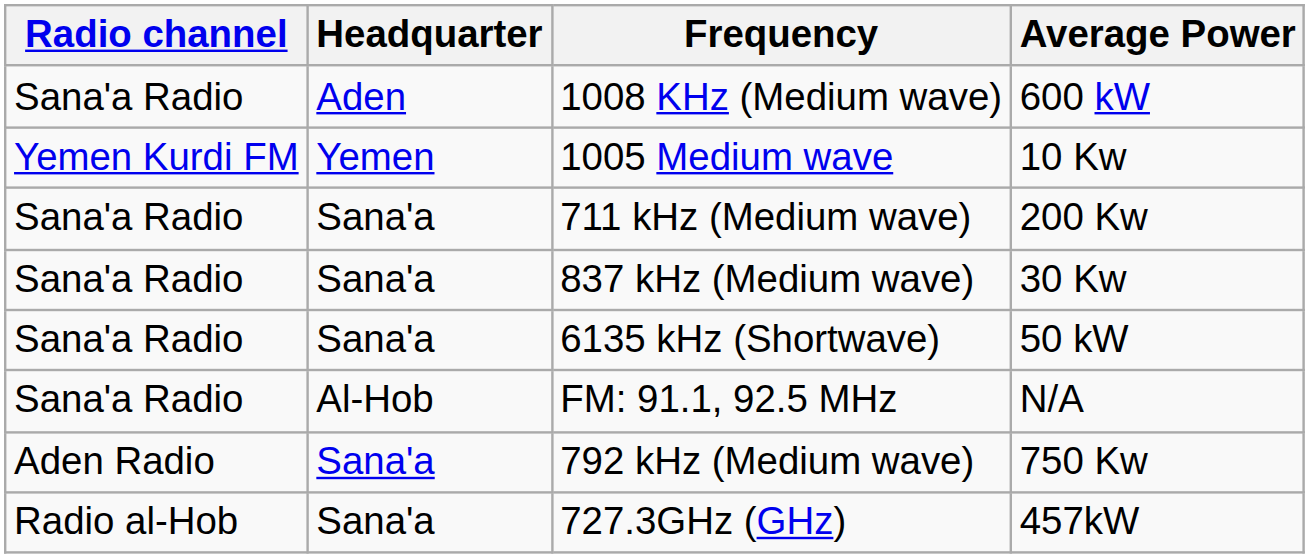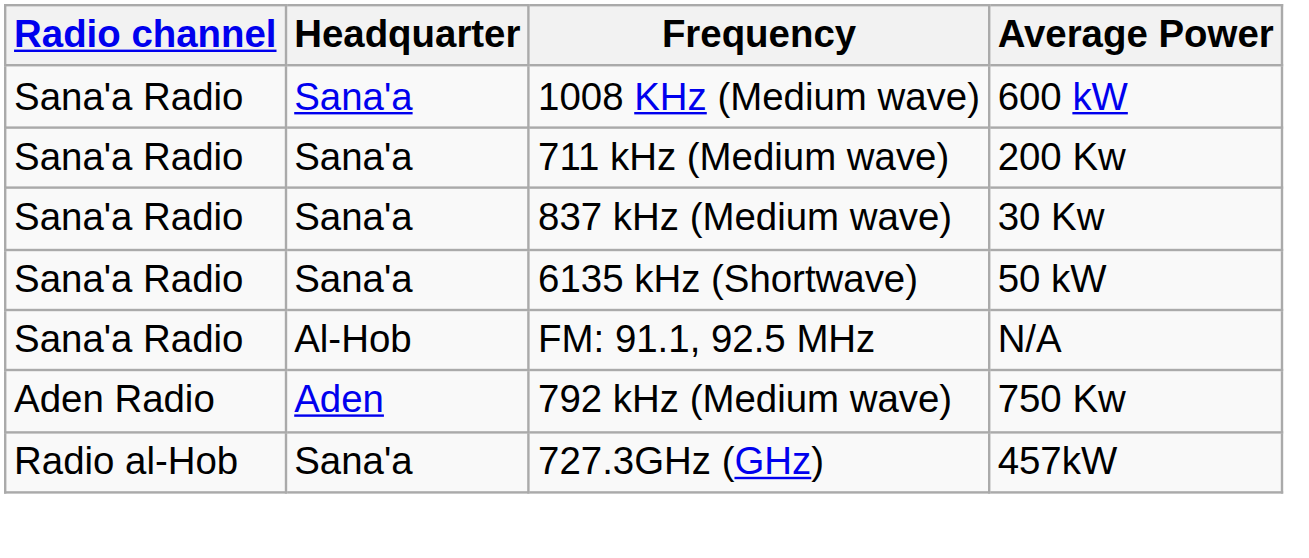(361, 95) Aden -> (353, 95) Sana'a
- row: (727, 156)
(376, 461) Sana'a -> (339, 400) Aden
